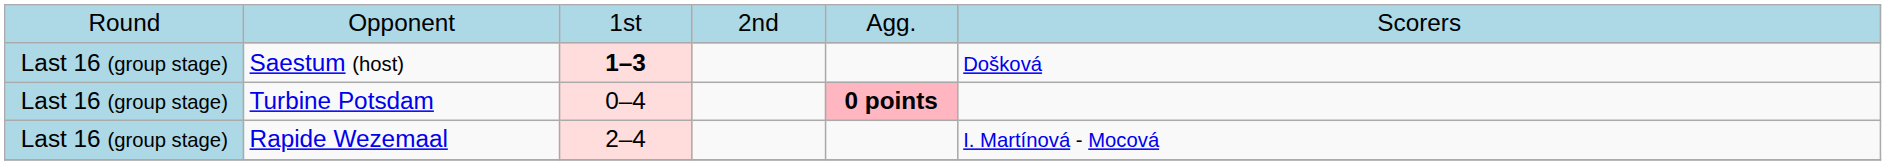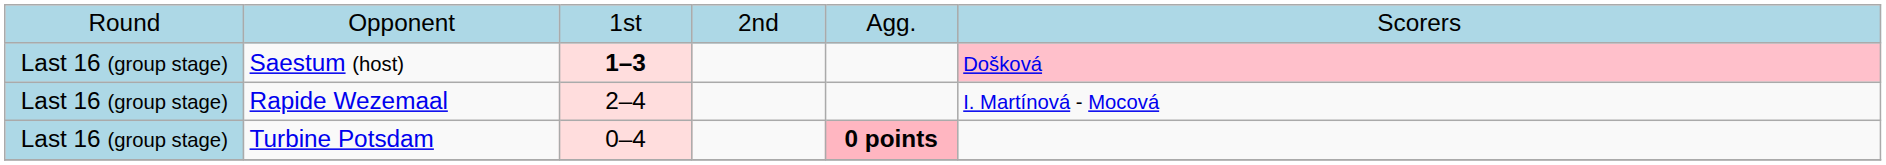(1003, 63) no background -> (1003, 63) pink background
rows swapped: (349, 139) <-> (342, 100)
